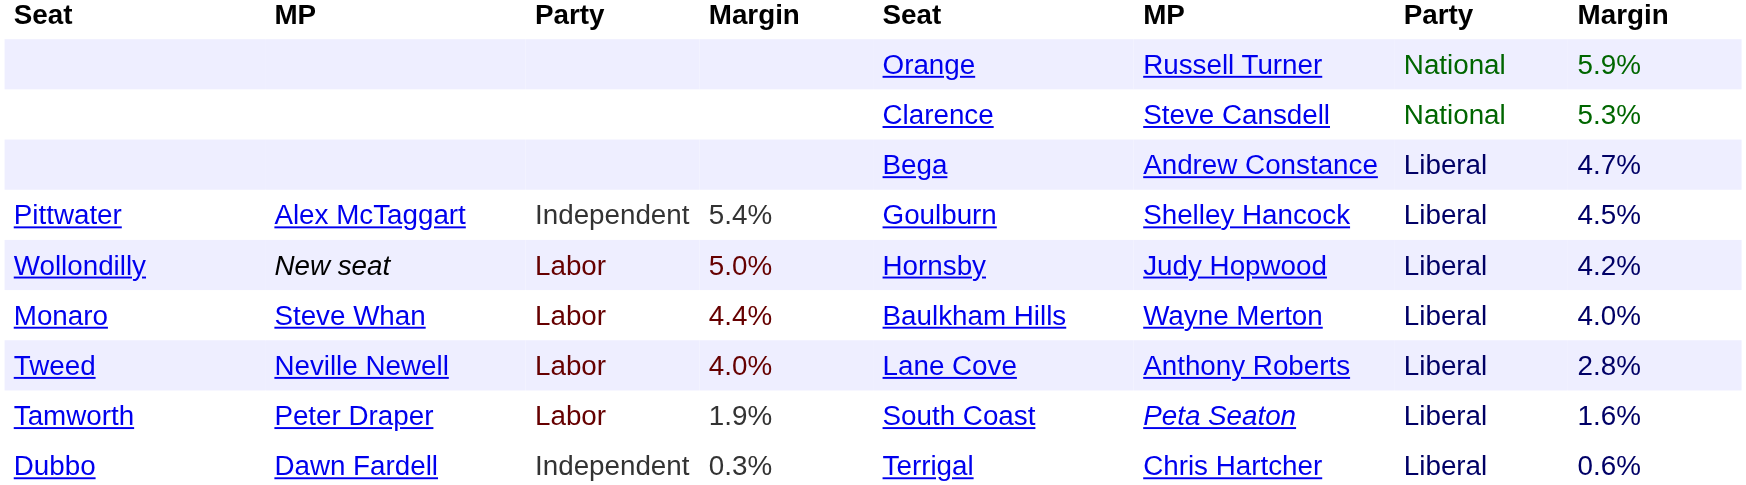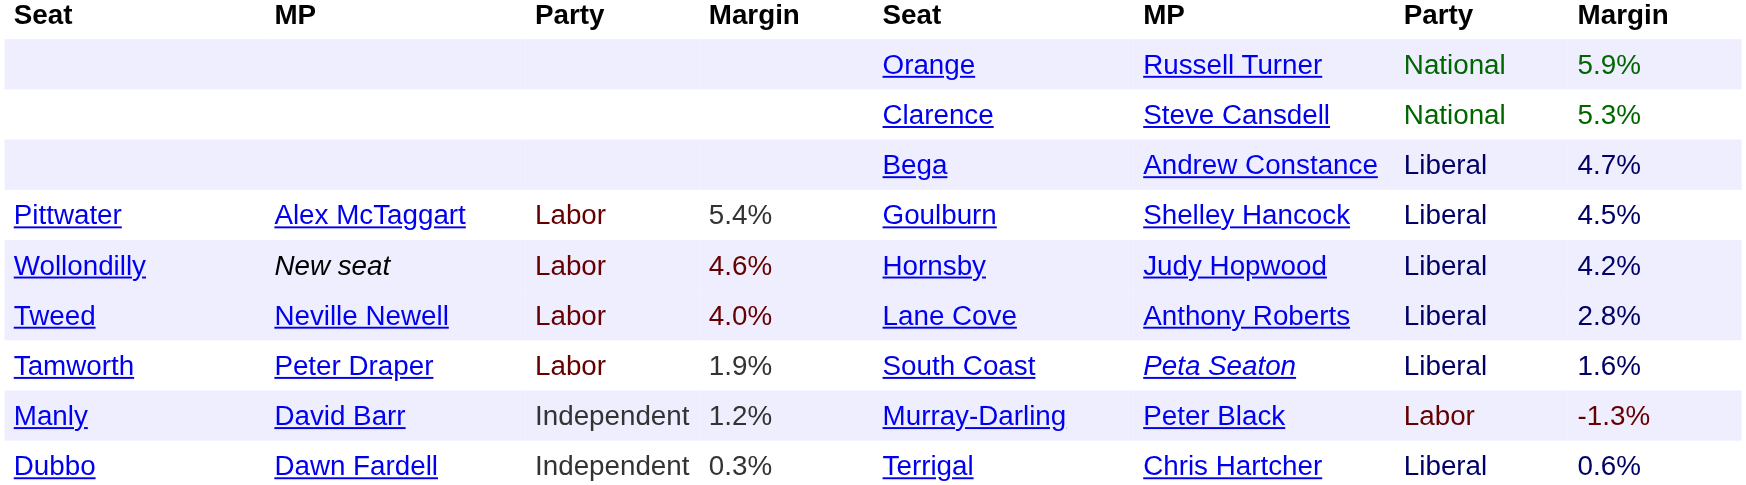(612, 215) Independent -> (571, 215) Labor
(740, 265) 5.0% -> (740, 265) 4.6%
- row: (61, 315)
+ row: (51, 416)
